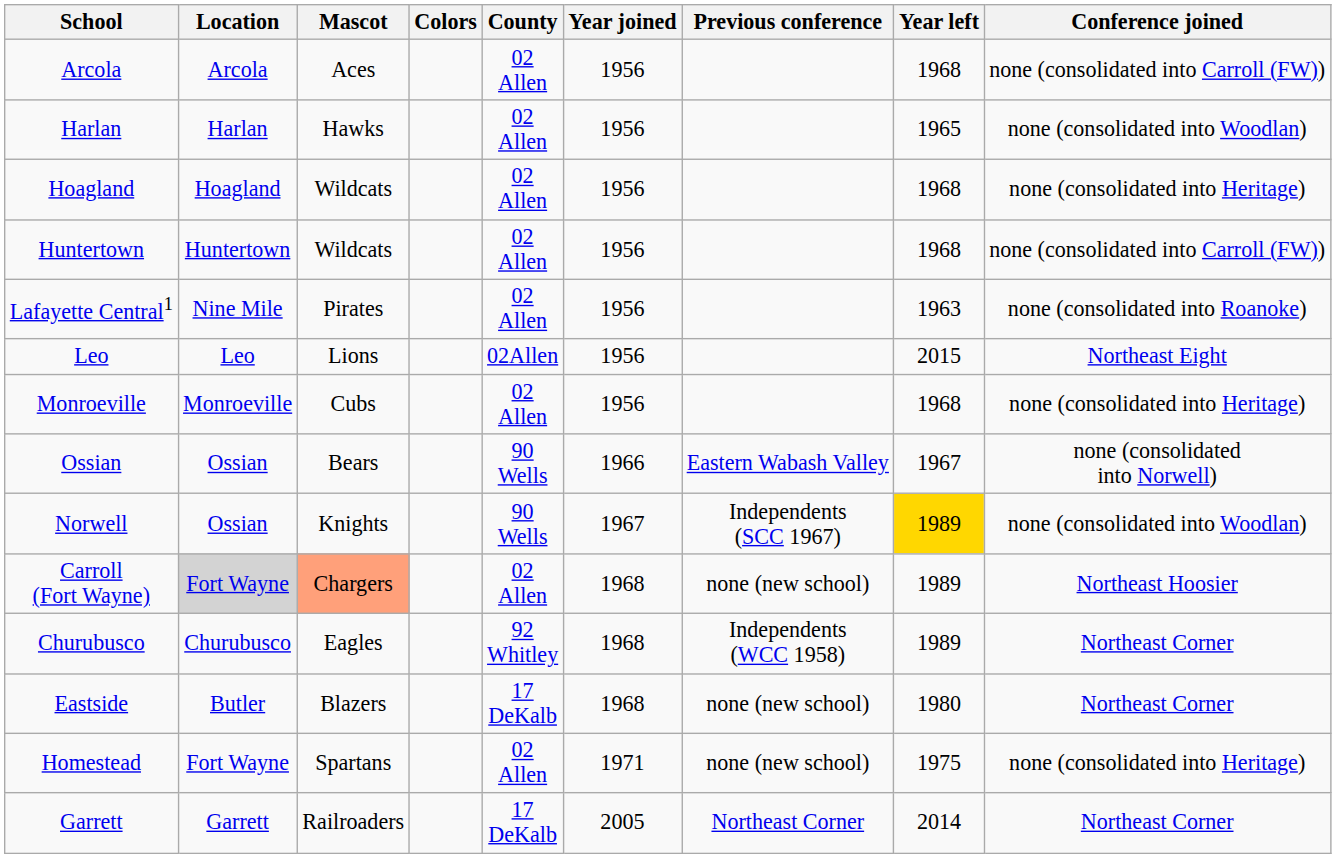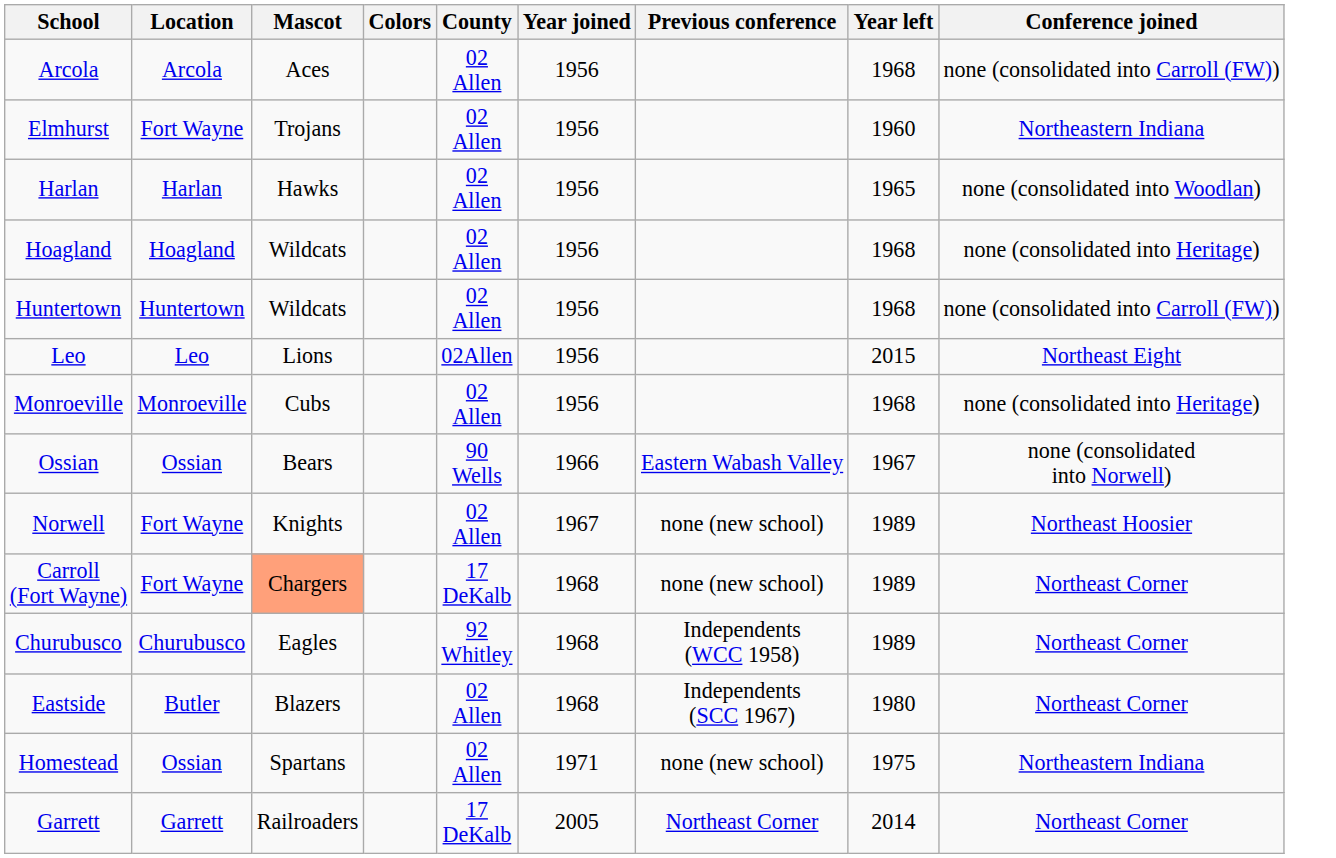+ row: (68, 129)
- row: (91, 308)
(238, 523) Ossian -> (192, 523) Fort Wayne
(523, 523) 90 Wells -> (477, 523) 02 Allen
(788, 523) Independents (SCC 1967) -> (742, 523) none (new school)
(939, 523) gold background -> (893, 523) no background
(1157, 523) none (consolidated into Woodlan) -> (1111, 523) Northeast Hoosier
(238, 583) lightgrey background -> (192, 583) no background
(523, 583) 02 Allen -> (477, 583) 17 DeKalb
(1157, 583) Northeast Hoosier -> (1111, 583) Northeast Corner
(523, 703) 17 DeKalb -> (477, 703) 02 Allen
(788, 703) none (new school) -> (742, 703) Independents (SCC 1967)
(238, 762) Fort Wayne -> (192, 762) Ossian
(1157, 762) none (consolidated into Heritage) -> (1111, 762) Northeastern Indiana
